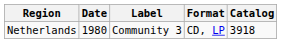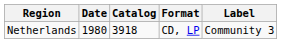columns swapped: (147, 13) <-> (252, 13)
